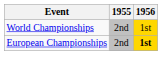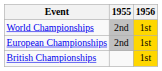(145, 43) bold -> (145, 43) normal
+ row: (51, 58)
